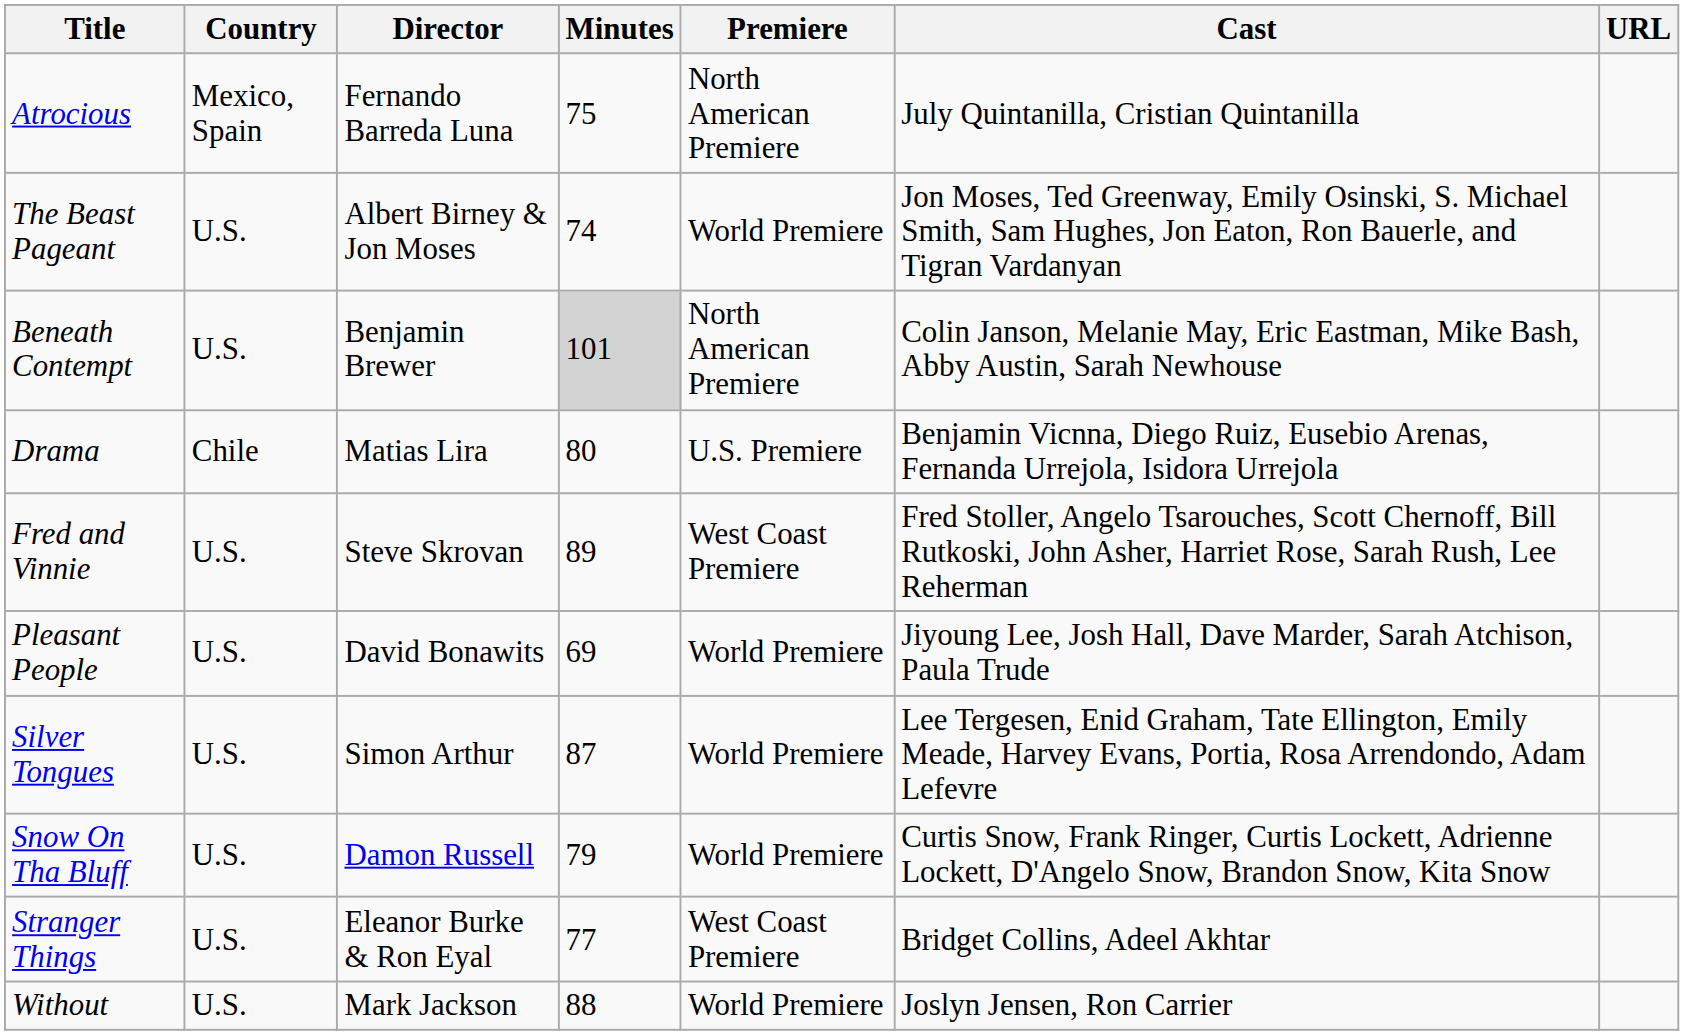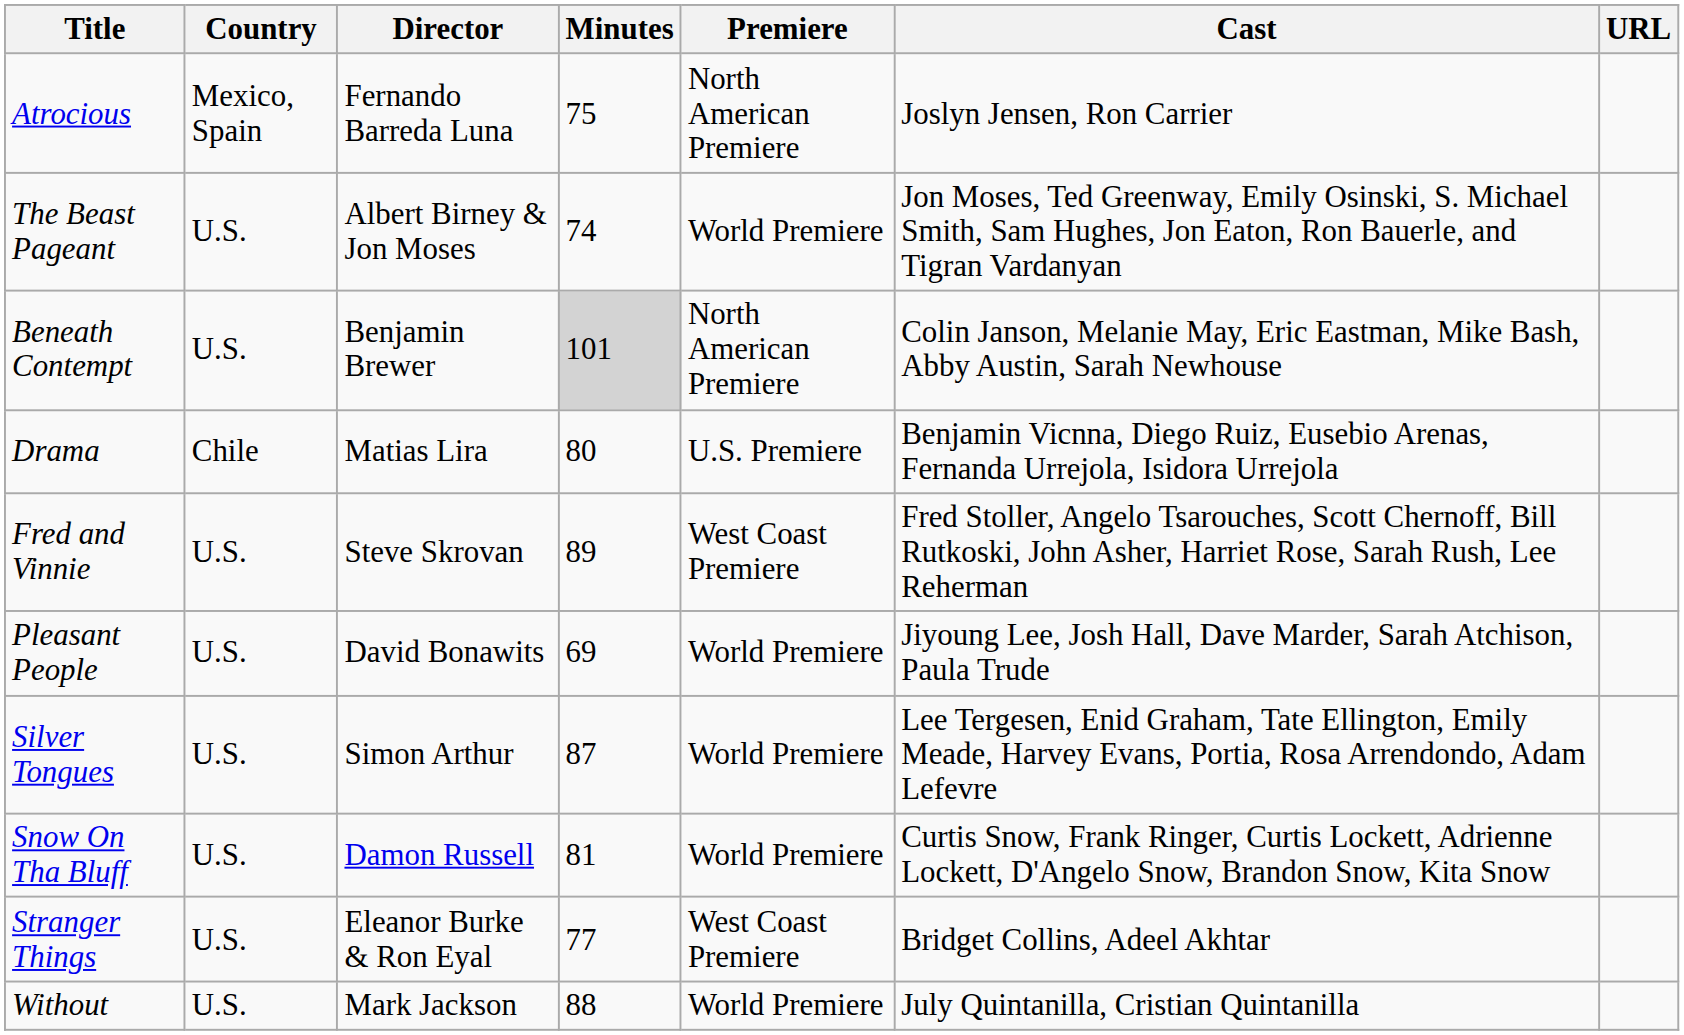(1130, 112) July Quintanilla, Cristian Quintanilla -> (1067, 112) Joslyn Jensen, Ron Carrier
(581, 855) 79 -> (581, 855) 81
(1067, 1005) Joslyn Jensen, Ron Carrier -> (1130, 1005) July Quintanilla, Cristian Quintanilla
